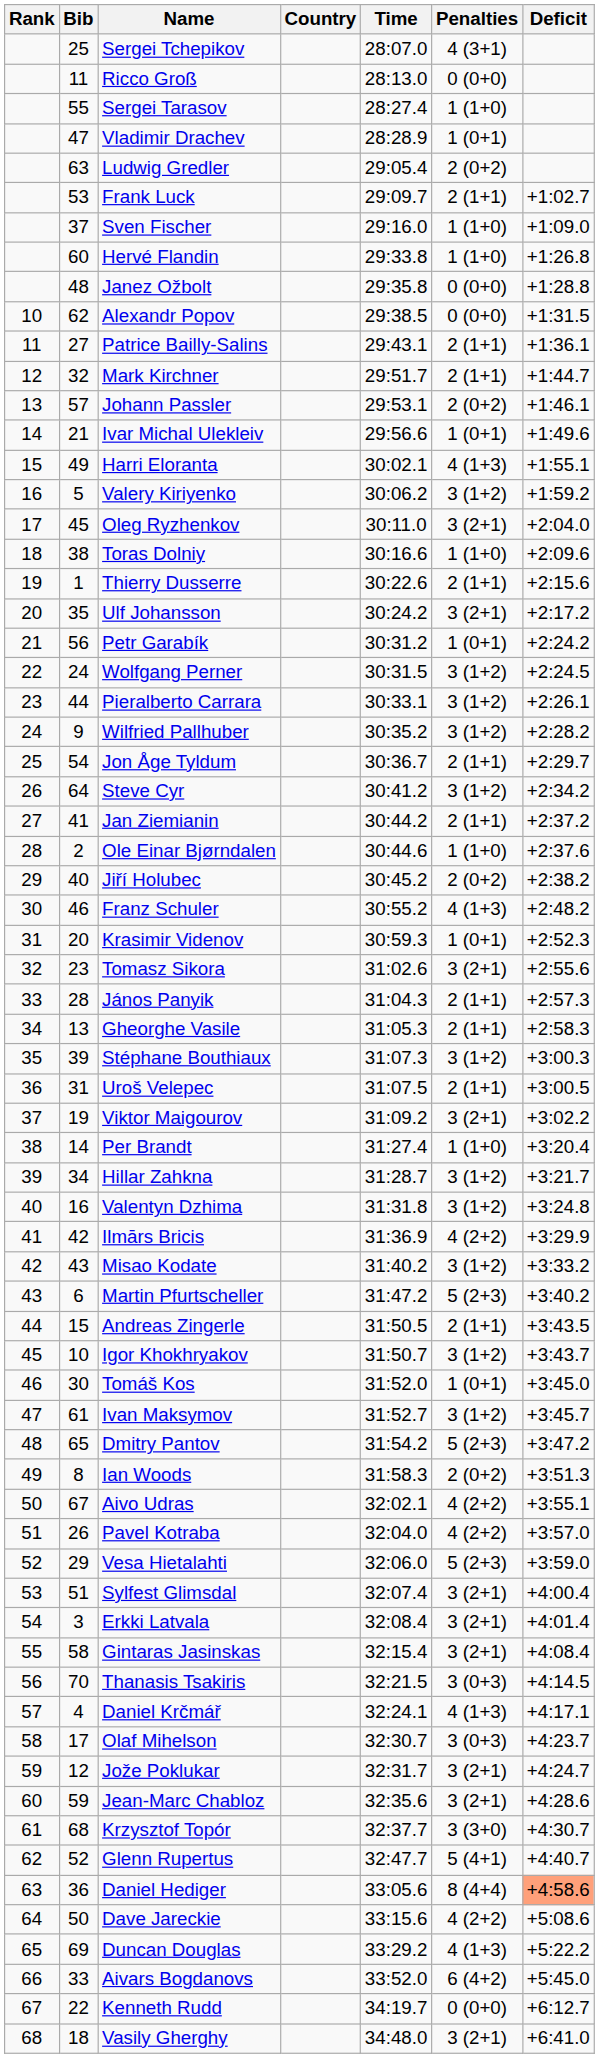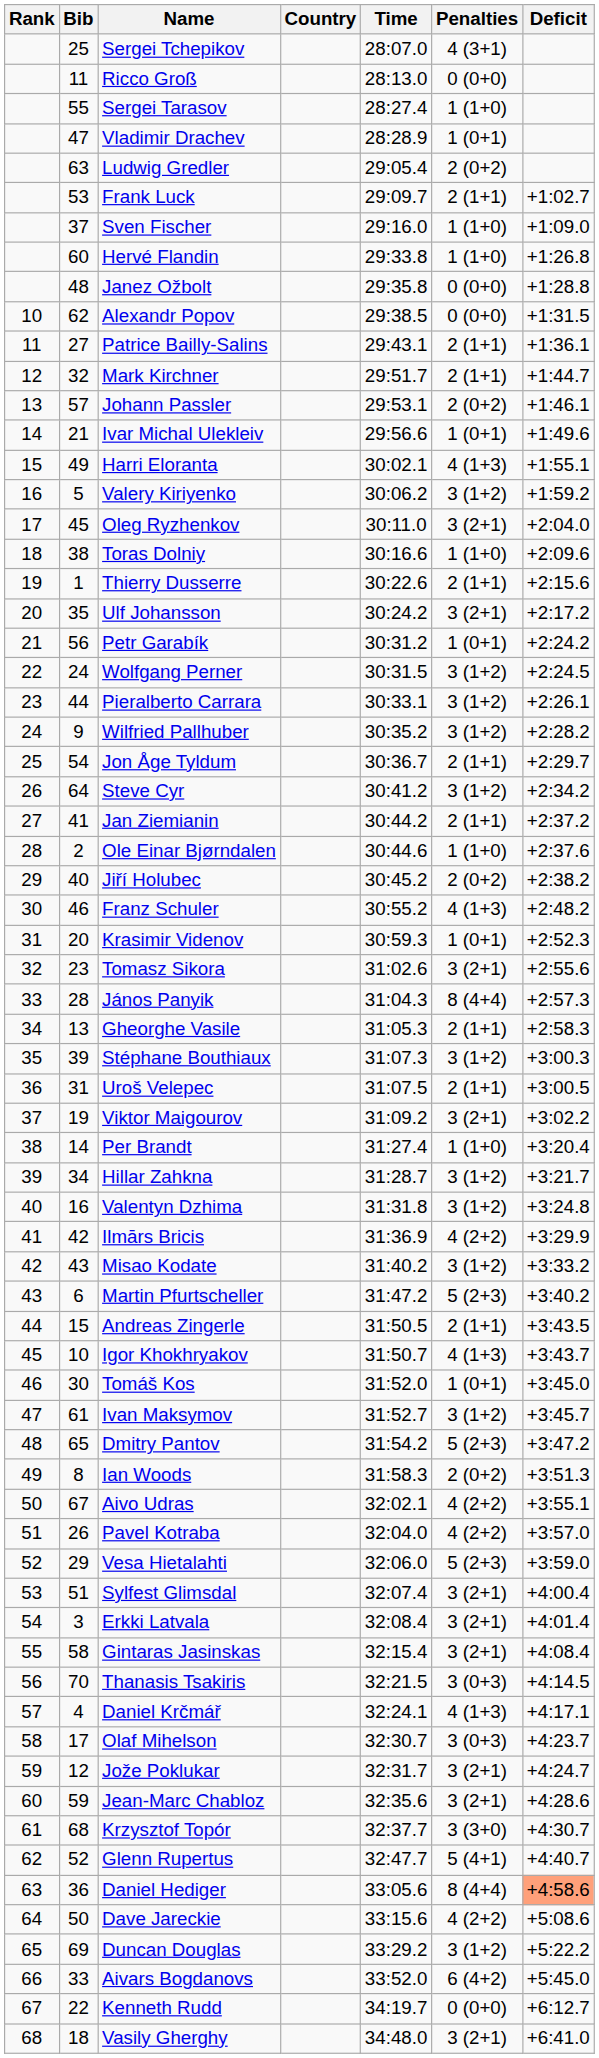(477, 999) 2 (1+1) -> (477, 999) 8 (4+4)
(477, 1355) 3 (1+2) -> (477, 1355) 4 (1+3)
(477, 1949) 4 (1+3) -> (477, 1949) 3 (1+2)
